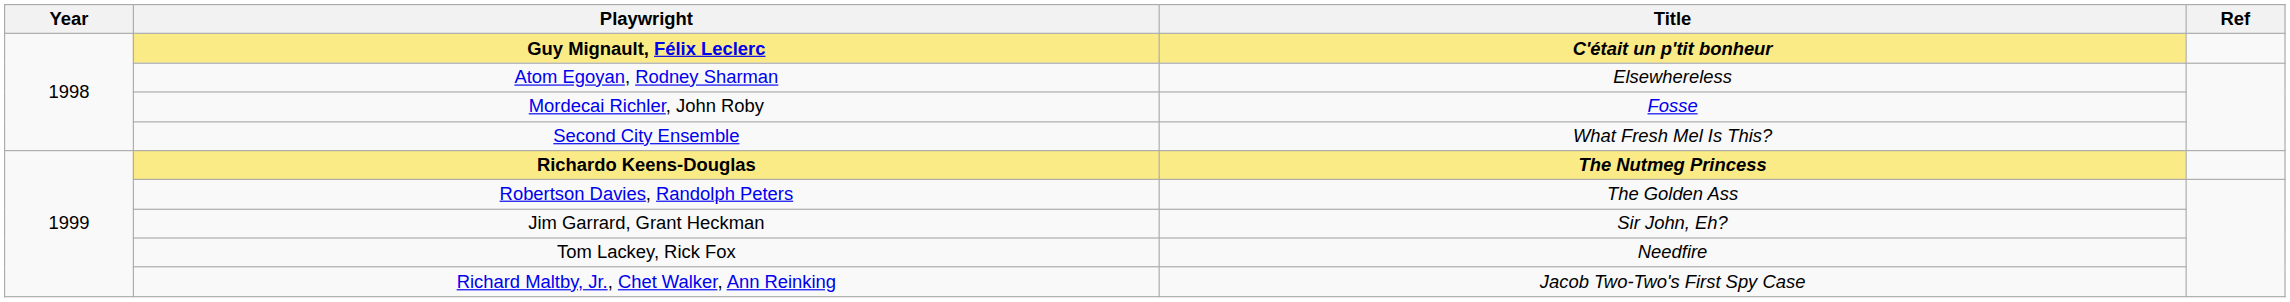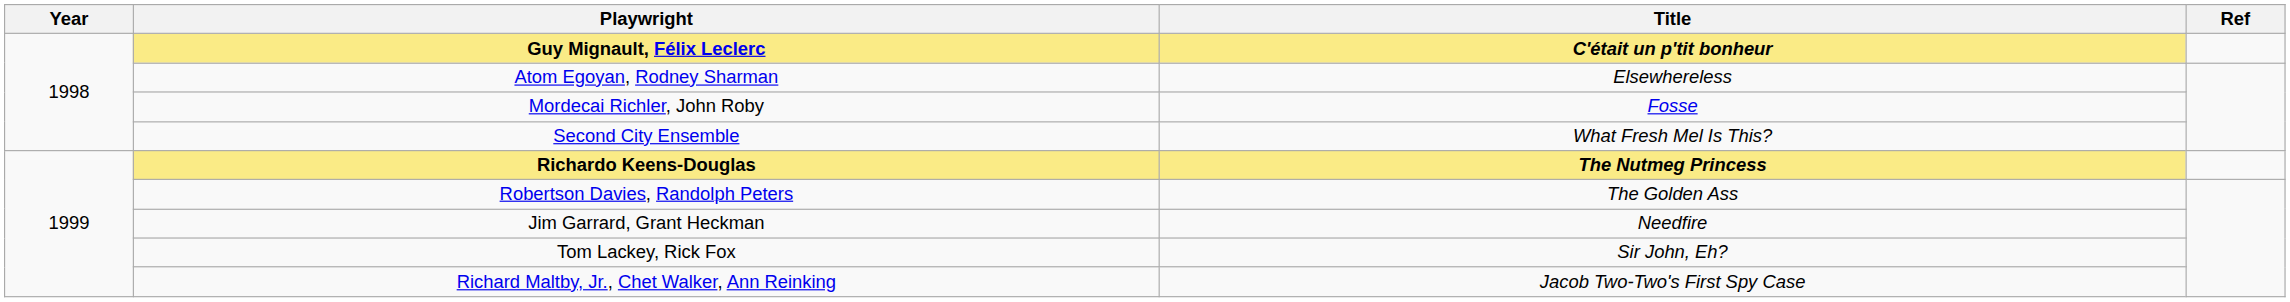(1673, 223) Sir John, Eh? -> (1673, 223) Needfire
(1673, 252) Needfire -> (1673, 252) Sir John, Eh?
